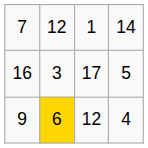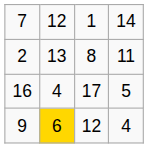+ row: (22, 56)
(57, 73) 3 -> (57, 91) 4
